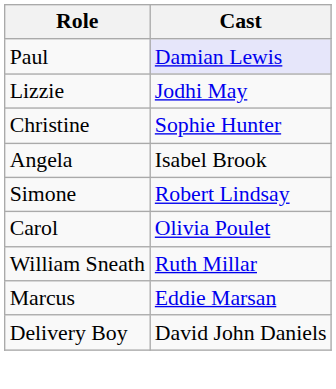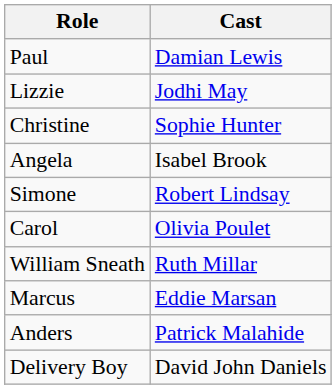(219, 56) lavender background -> (219, 56) no background
+ row: (41, 332)
